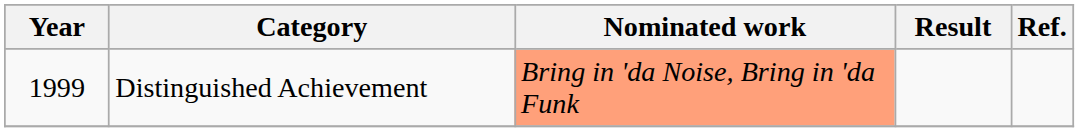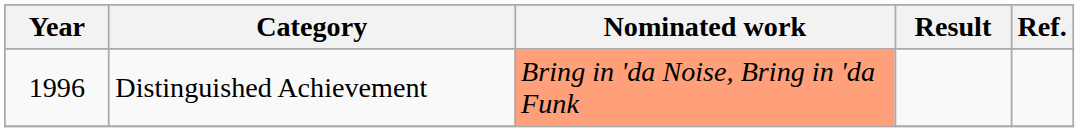(57, 87) 1999 -> (57, 87) 1996
